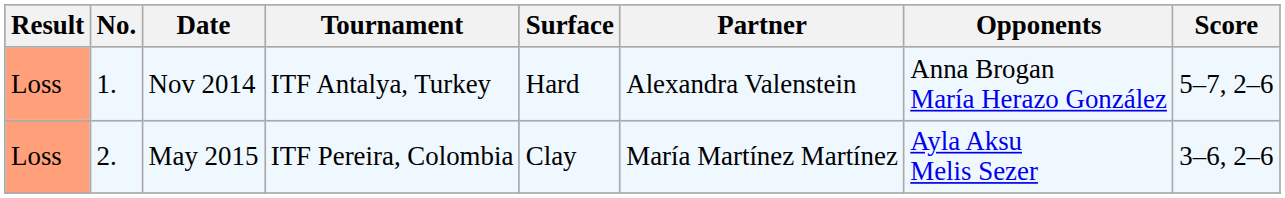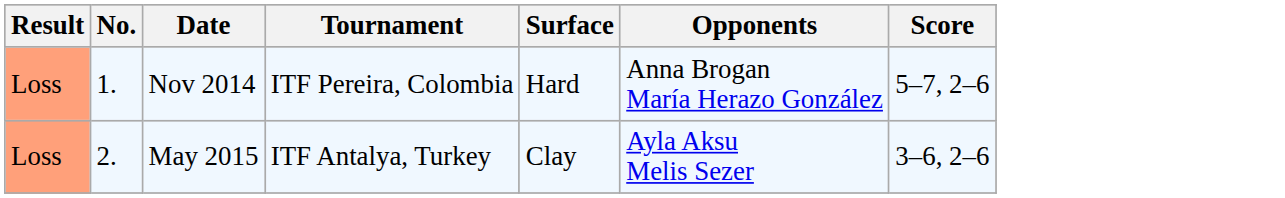- column: (762, 25)
(381, 83) ITF Antalya, Turkey -> (392, 83) ITF Pereira, Colombia
(392, 156) ITF Pereira, Colombia -> (381, 156) ITF Antalya, Turkey
